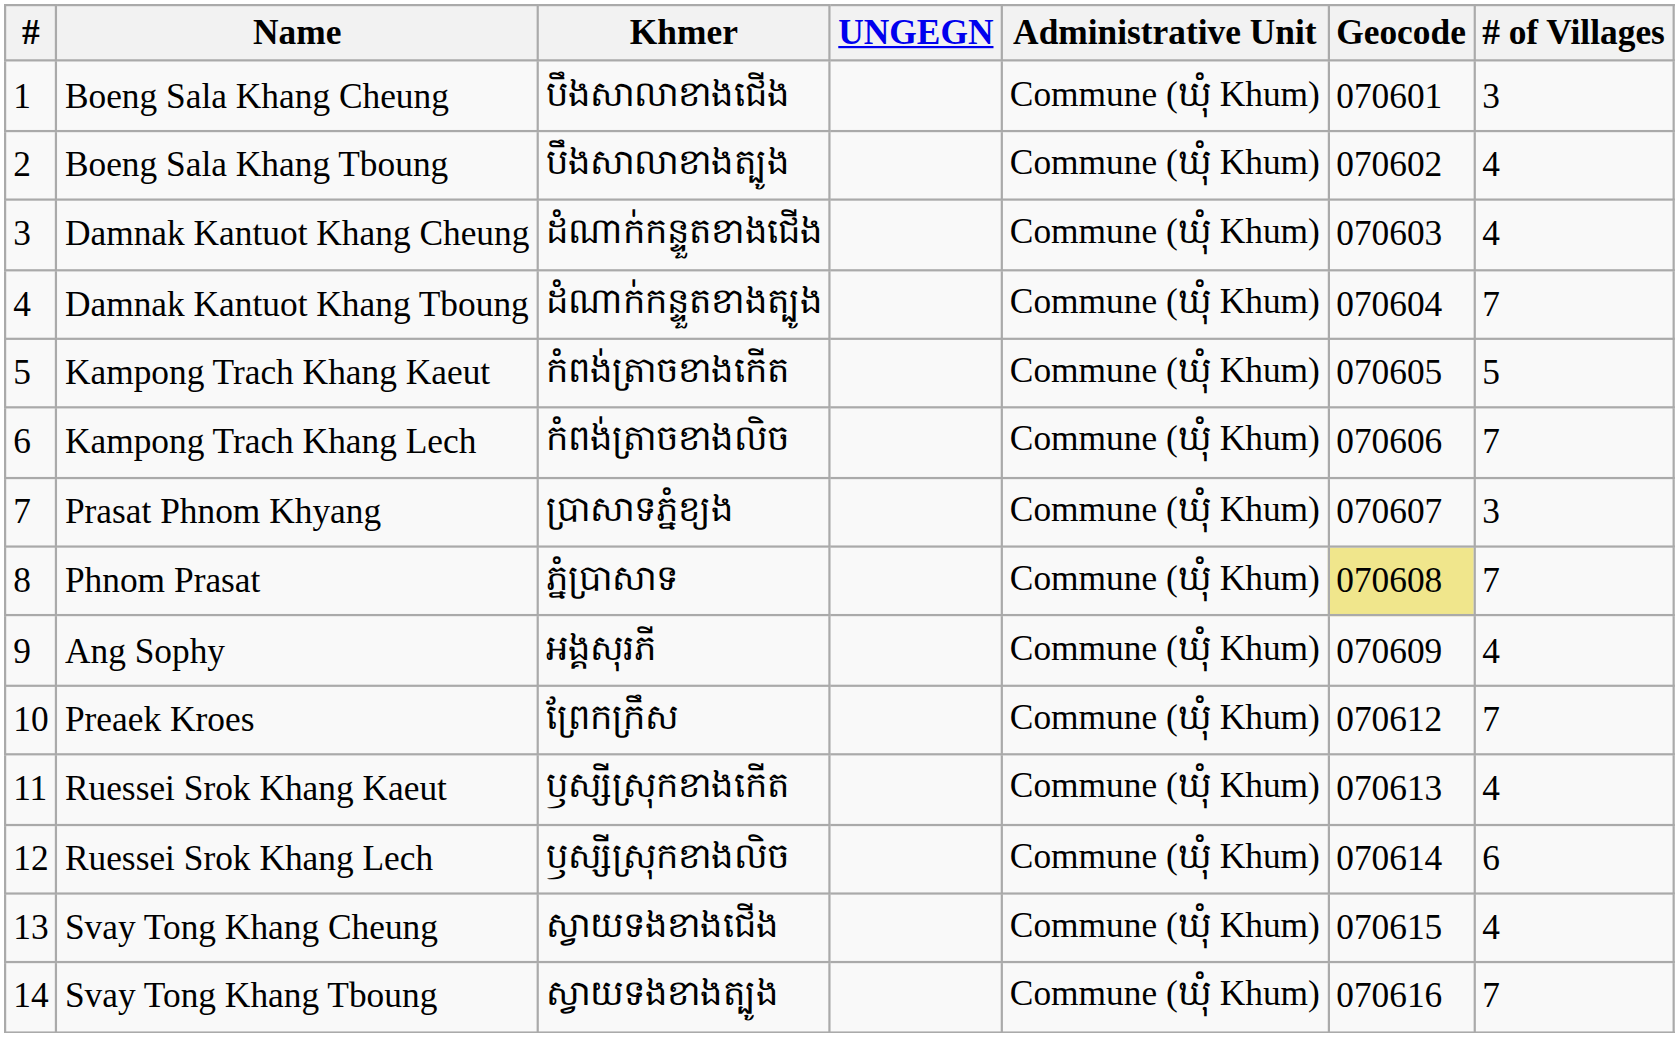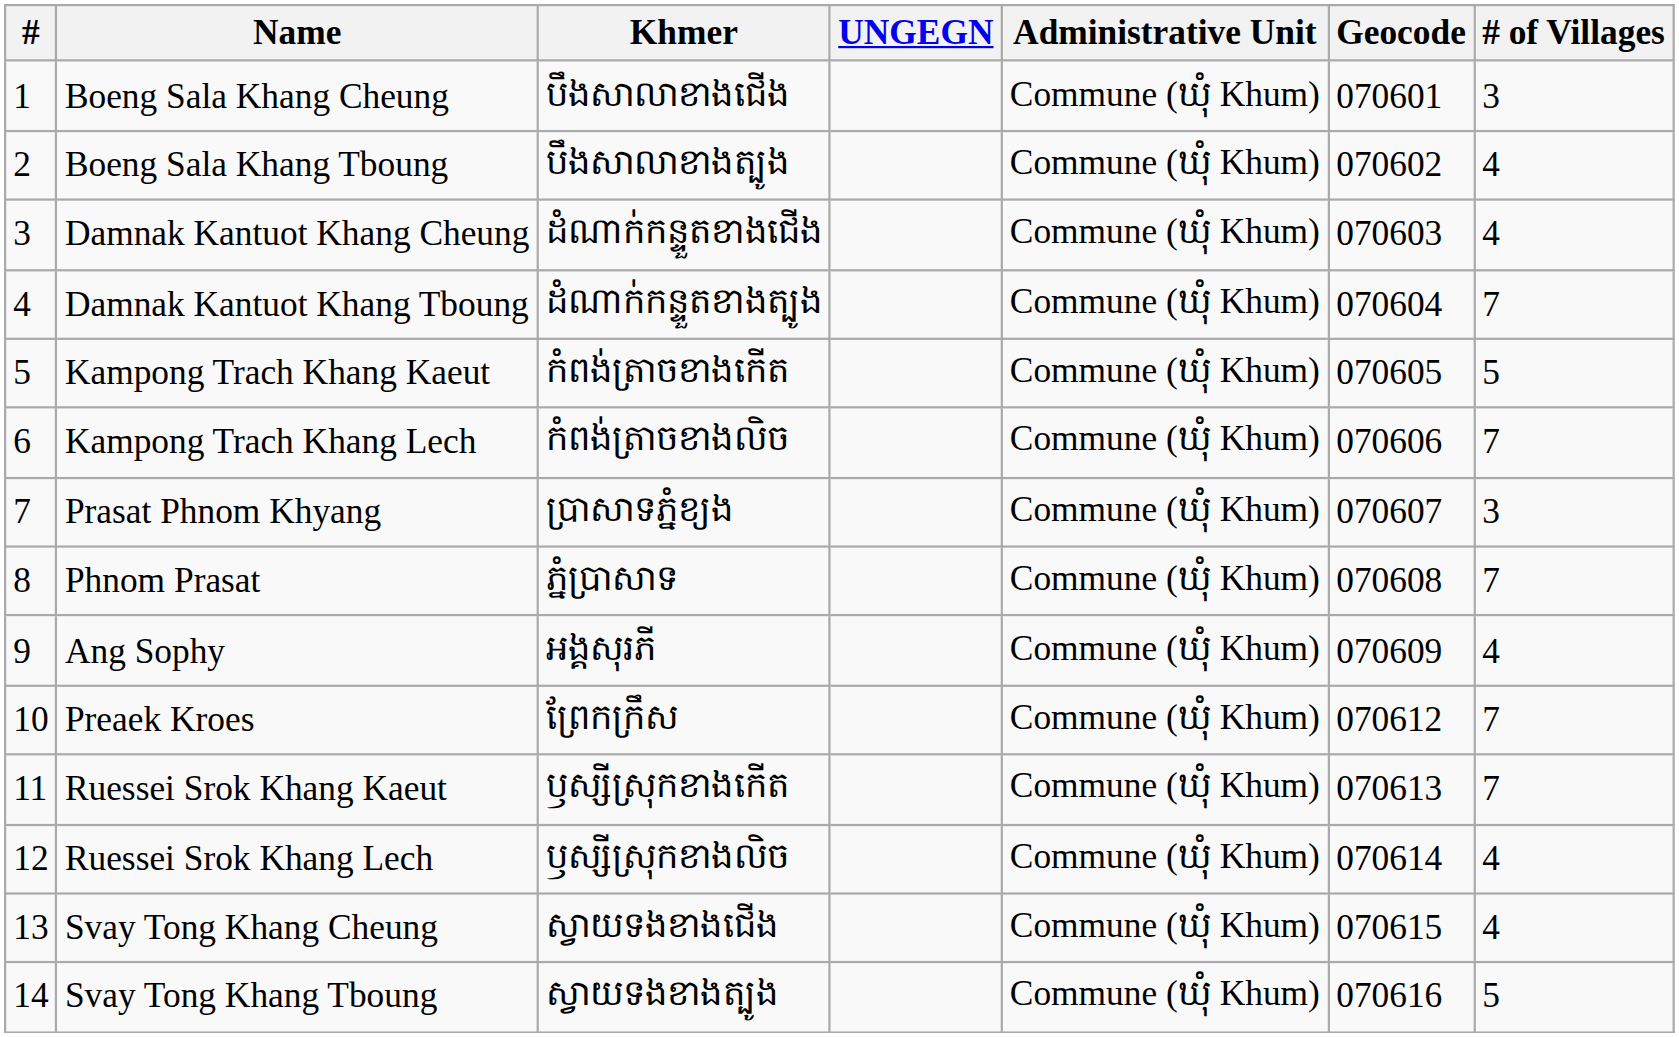(1389, 580) khaki background -> (1389, 580) no background
(1491, 788) 4 -> (1491, 788) 7
(1491, 857) 6 -> (1491, 857) 4
(1491, 996) 7 -> (1491, 996) 5
